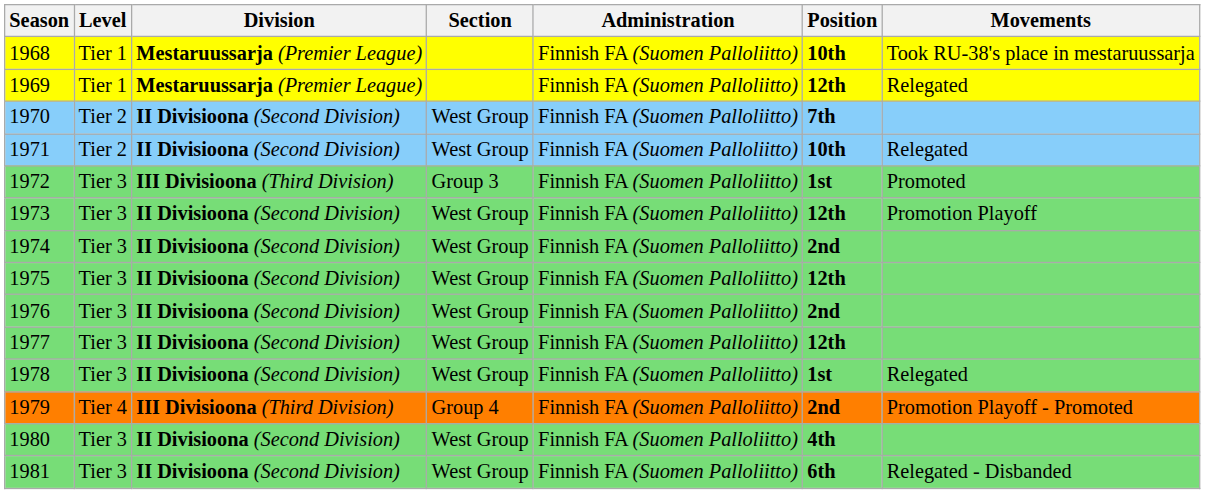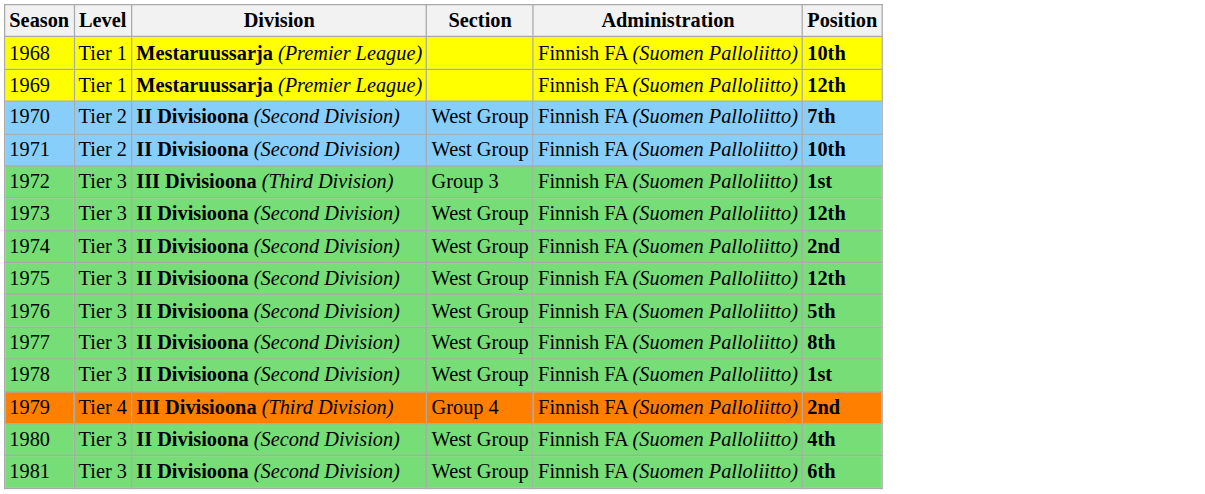- column: (1041, 20)
(824, 310) 2nd -> (821, 310) 5th
(826, 342) 12th -> (821, 342) 8th
